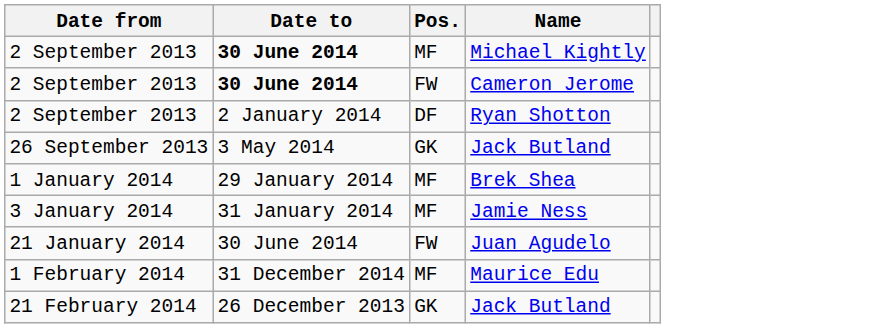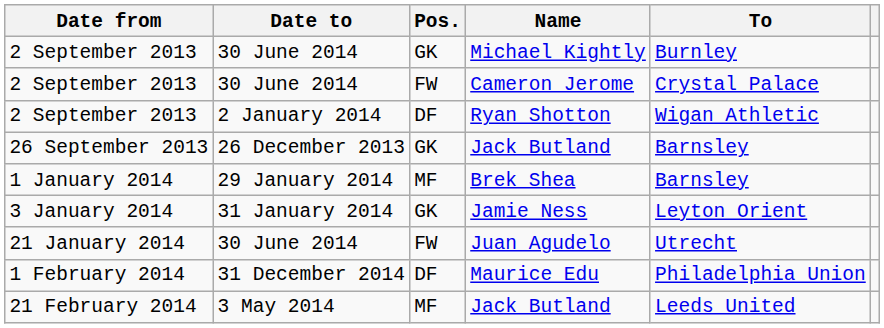+ column: (760, 21)
(288, 52) bold -> (288, 52) normal
(426, 52) MF -> (426, 52) GK
(288, 84) bold -> (288, 84) normal
(276, 148) 3 May 2014 -> (311, 148) 26 December 2013
(426, 211) MF -> (426, 211) GK
(426, 275) MF -> (426, 275) DF
(311, 307) 26 December 2013 -> (276, 307) 3 May 2014
(426, 307) GK -> (426, 307) MF
